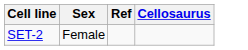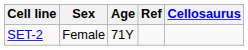+ column: (123, 14)
